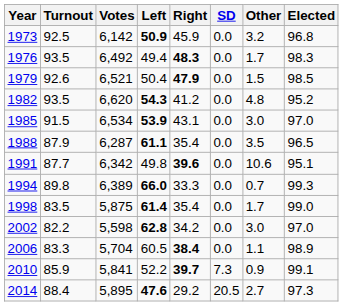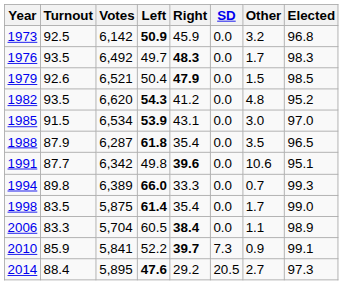(154, 58) 49.4 -> (154, 58) 49.7
(154, 142) 61.1 -> (154, 142) 61.8
- row: (22, 227)
